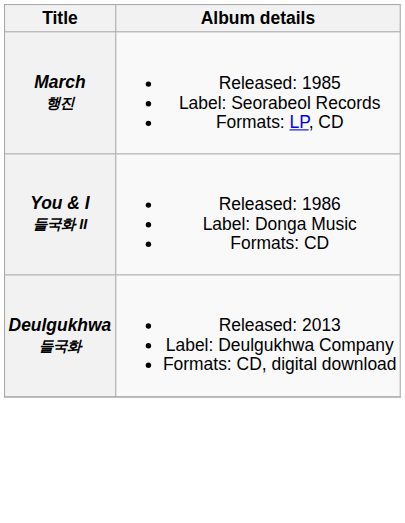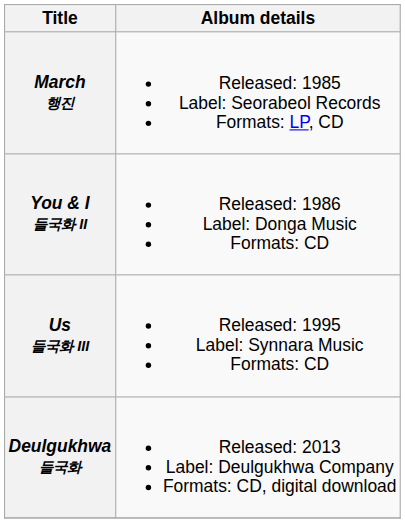+ row: (60, 335)
